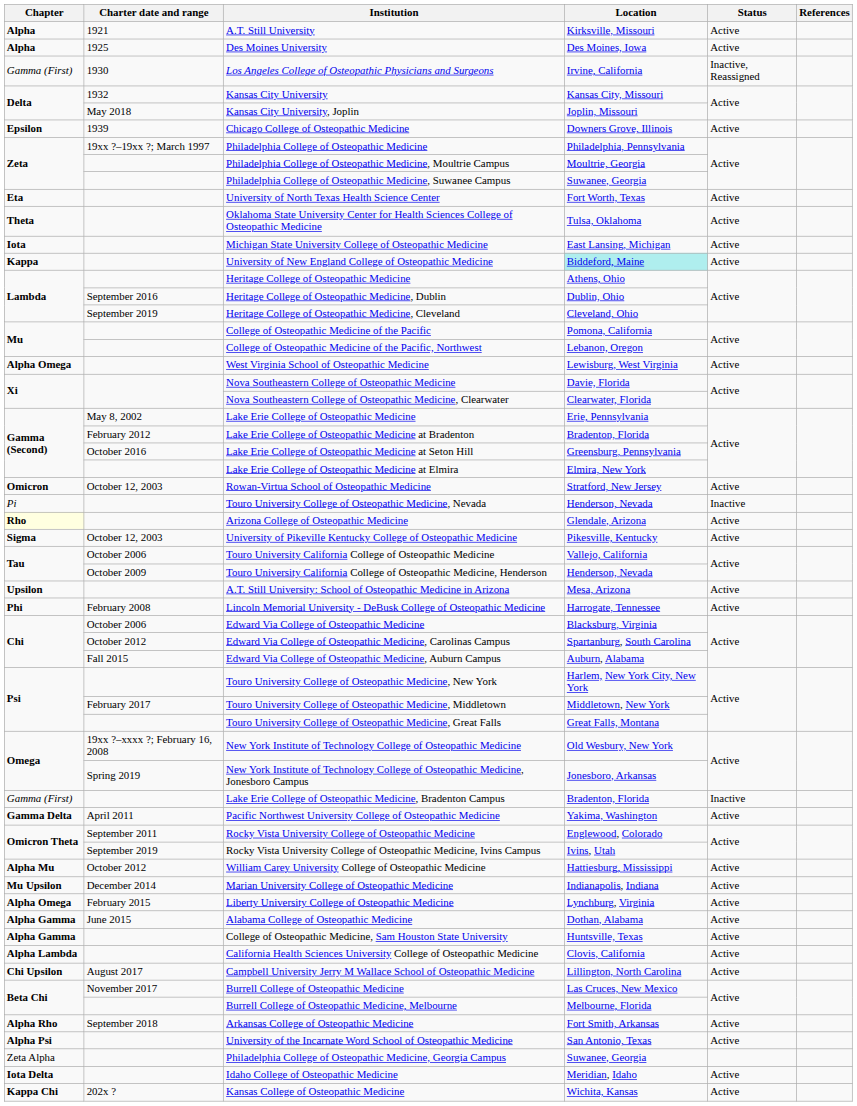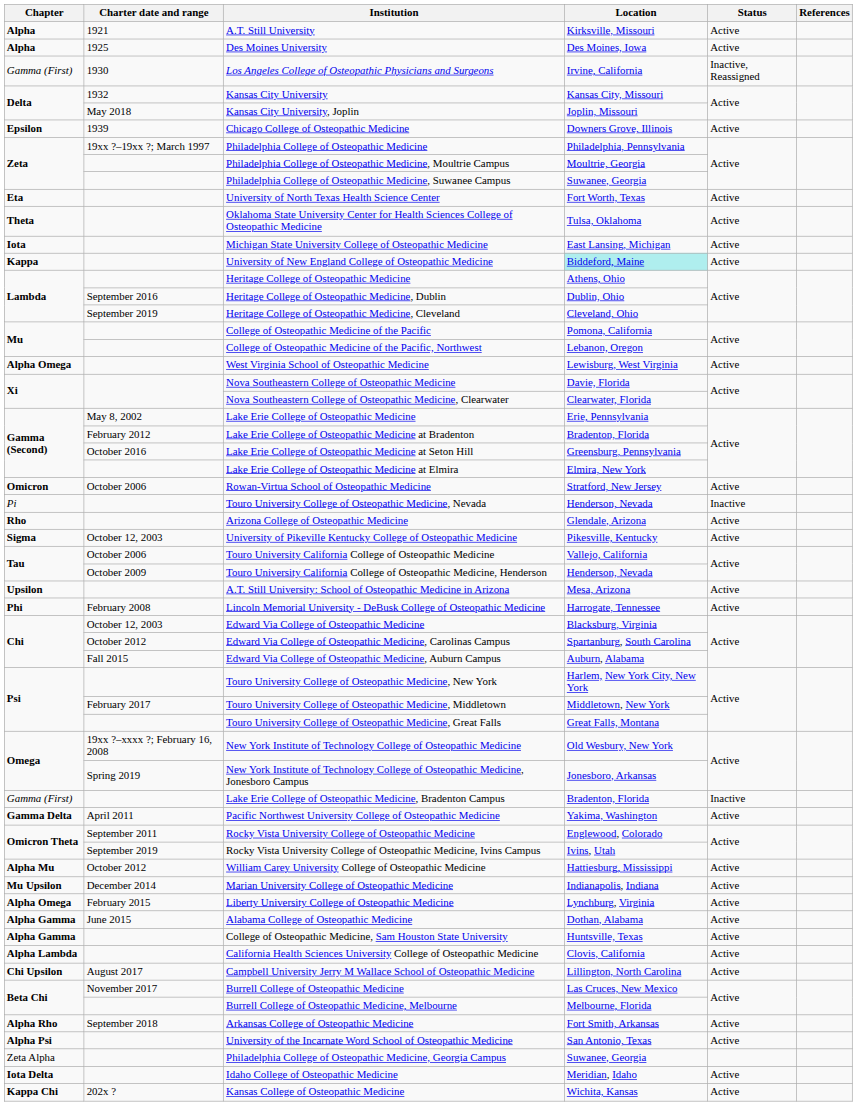(125, 486) October 12, 2003 -> (116, 486) October 2006
(17, 520) lightyellow background -> (17, 520) no background
(116, 624) October 2006 -> (125, 624) October 12, 2003
